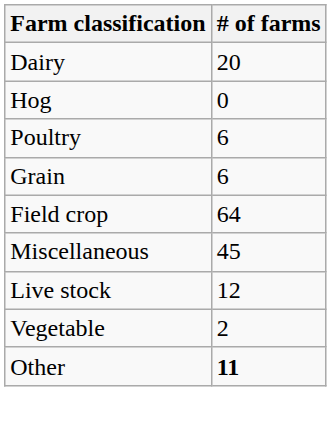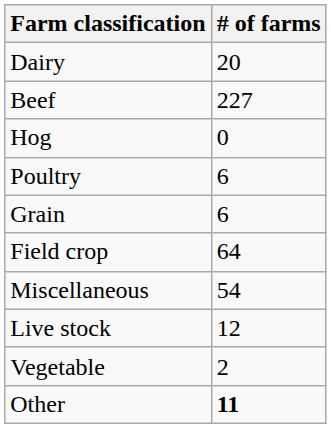+ row: (33, 99)
(229, 251) 45 -> (229, 289) 54
